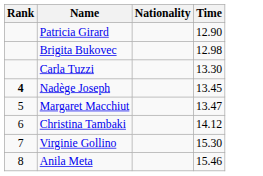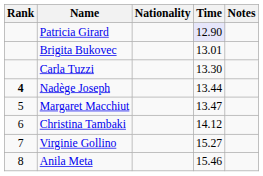+ column: (242, 13)
(209, 32) no background -> (209, 32) lavender background
(209, 50) 12.98 -> (209, 50) 13.01
(209, 87) 13.45 -> (209, 87) 13.44
(209, 143) 15.30 -> (209, 143) 15.27
